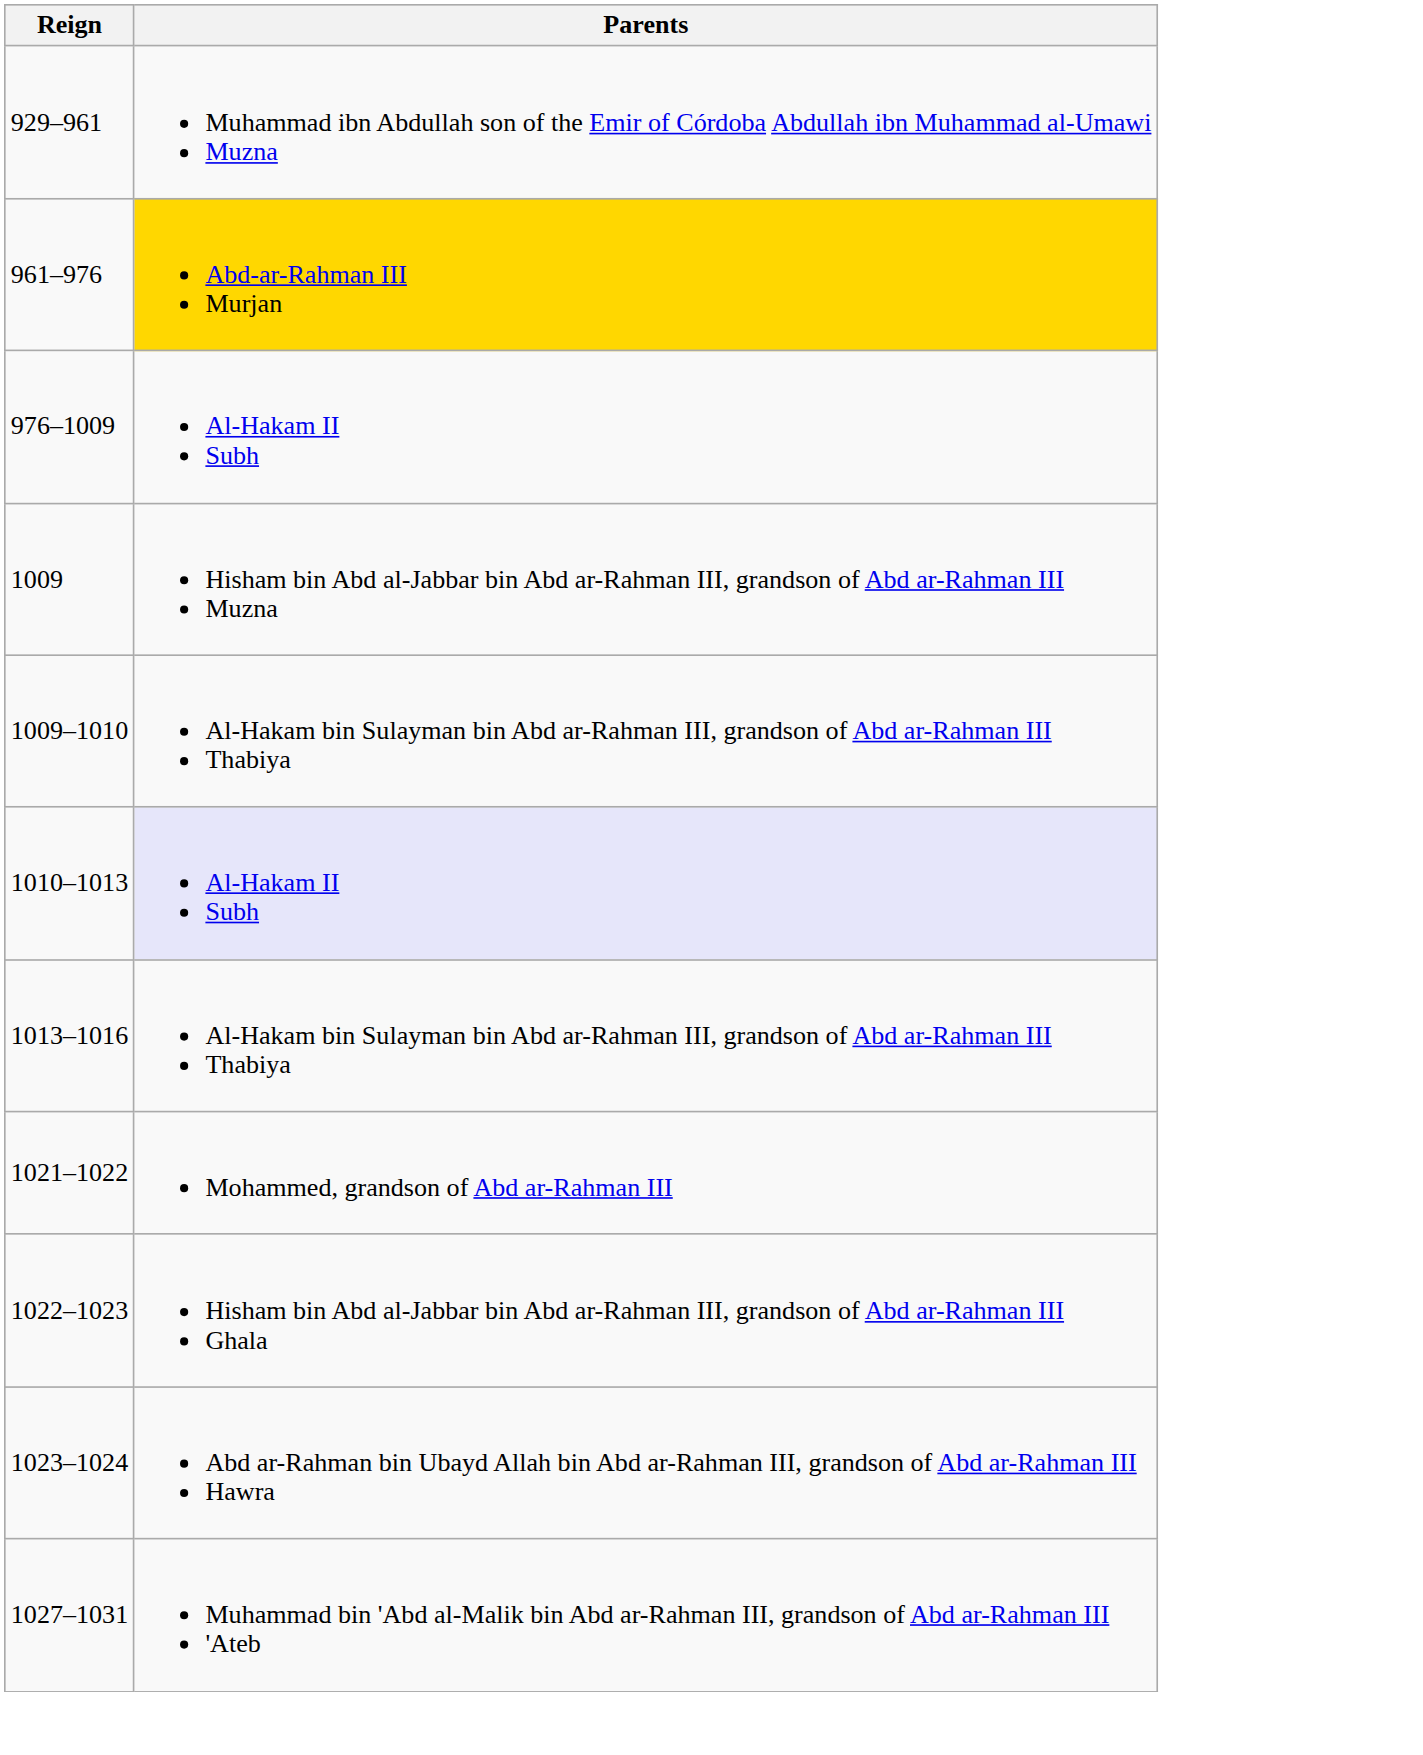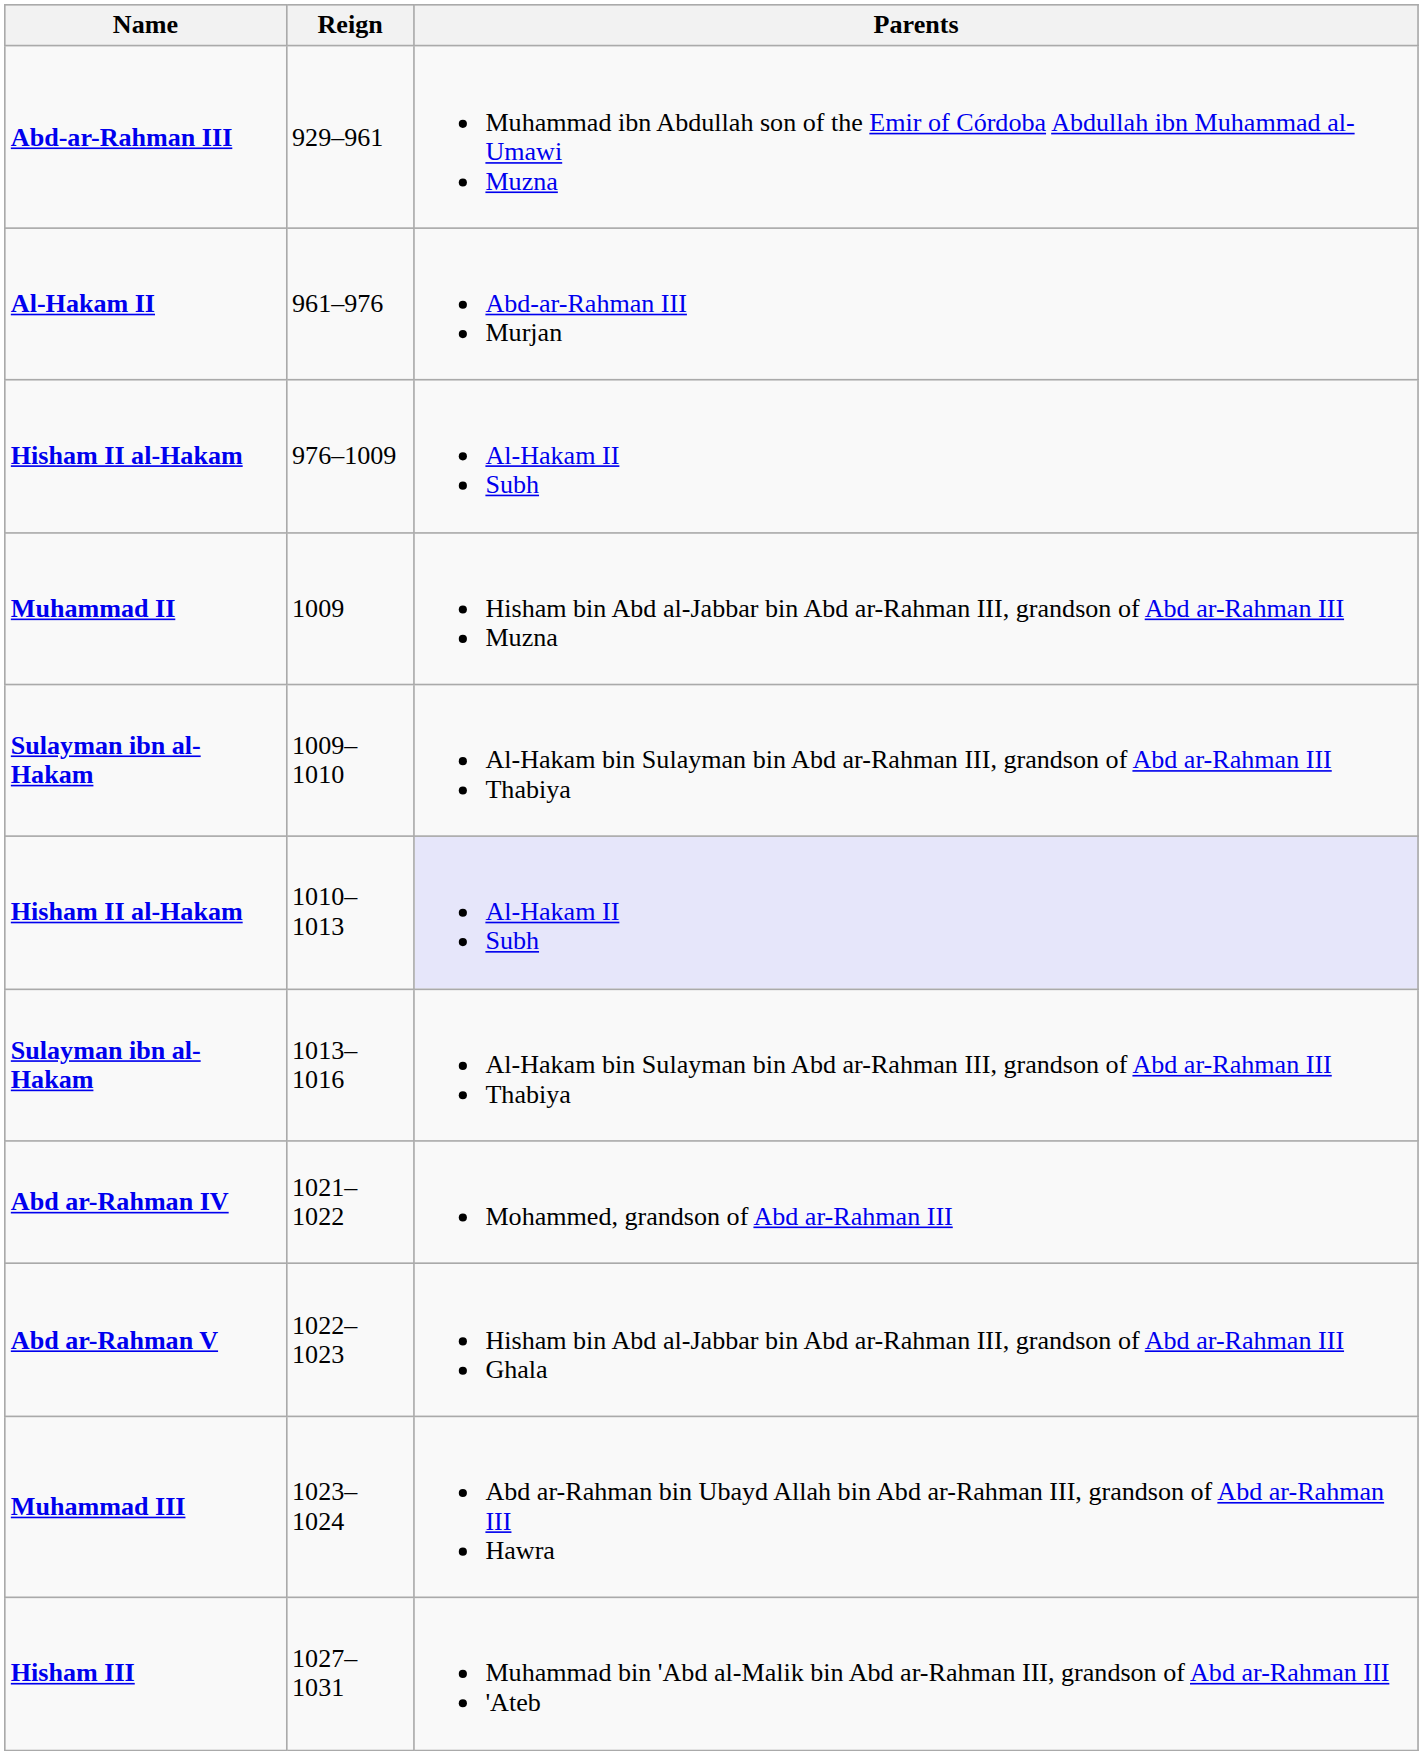+ column: (145, 25)
(646, 289) gold background -> (916, 318) no background
